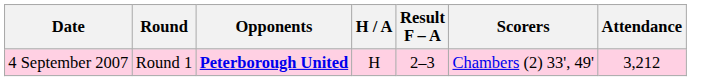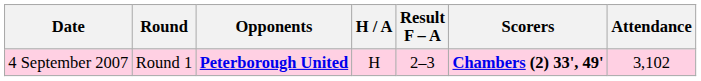(523, 62) normal -> (528, 62) bold
(642, 62) 3,212 -> (651, 62) 3,102
